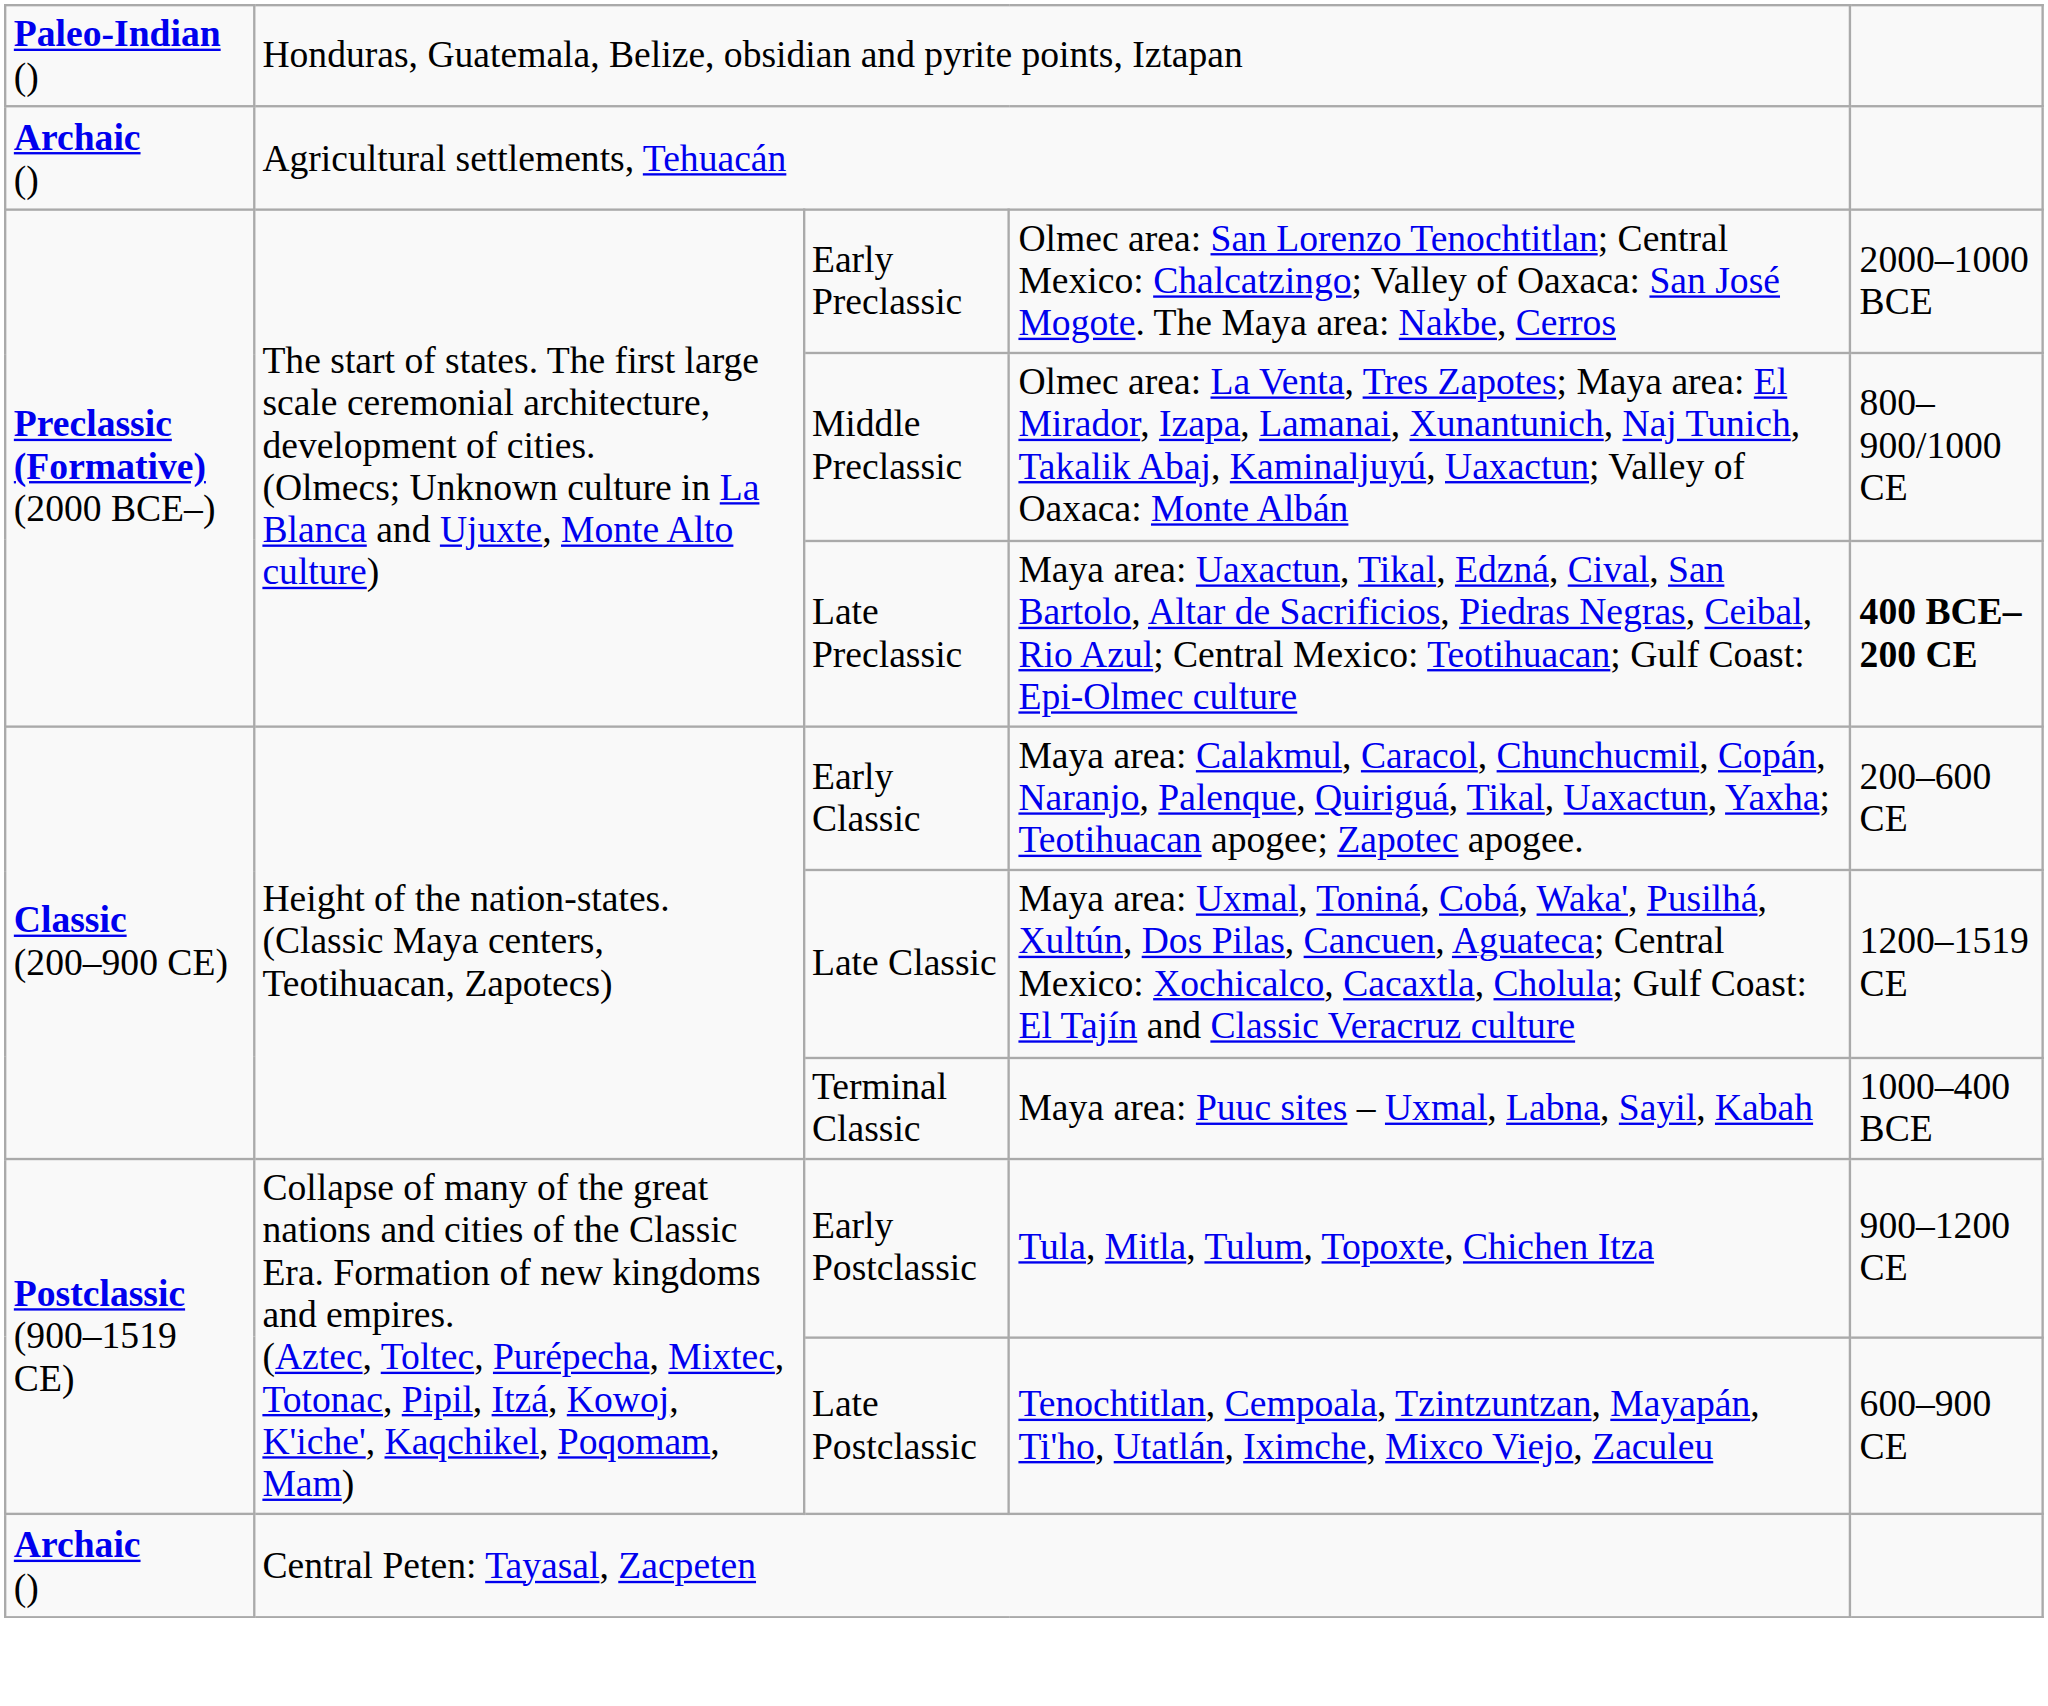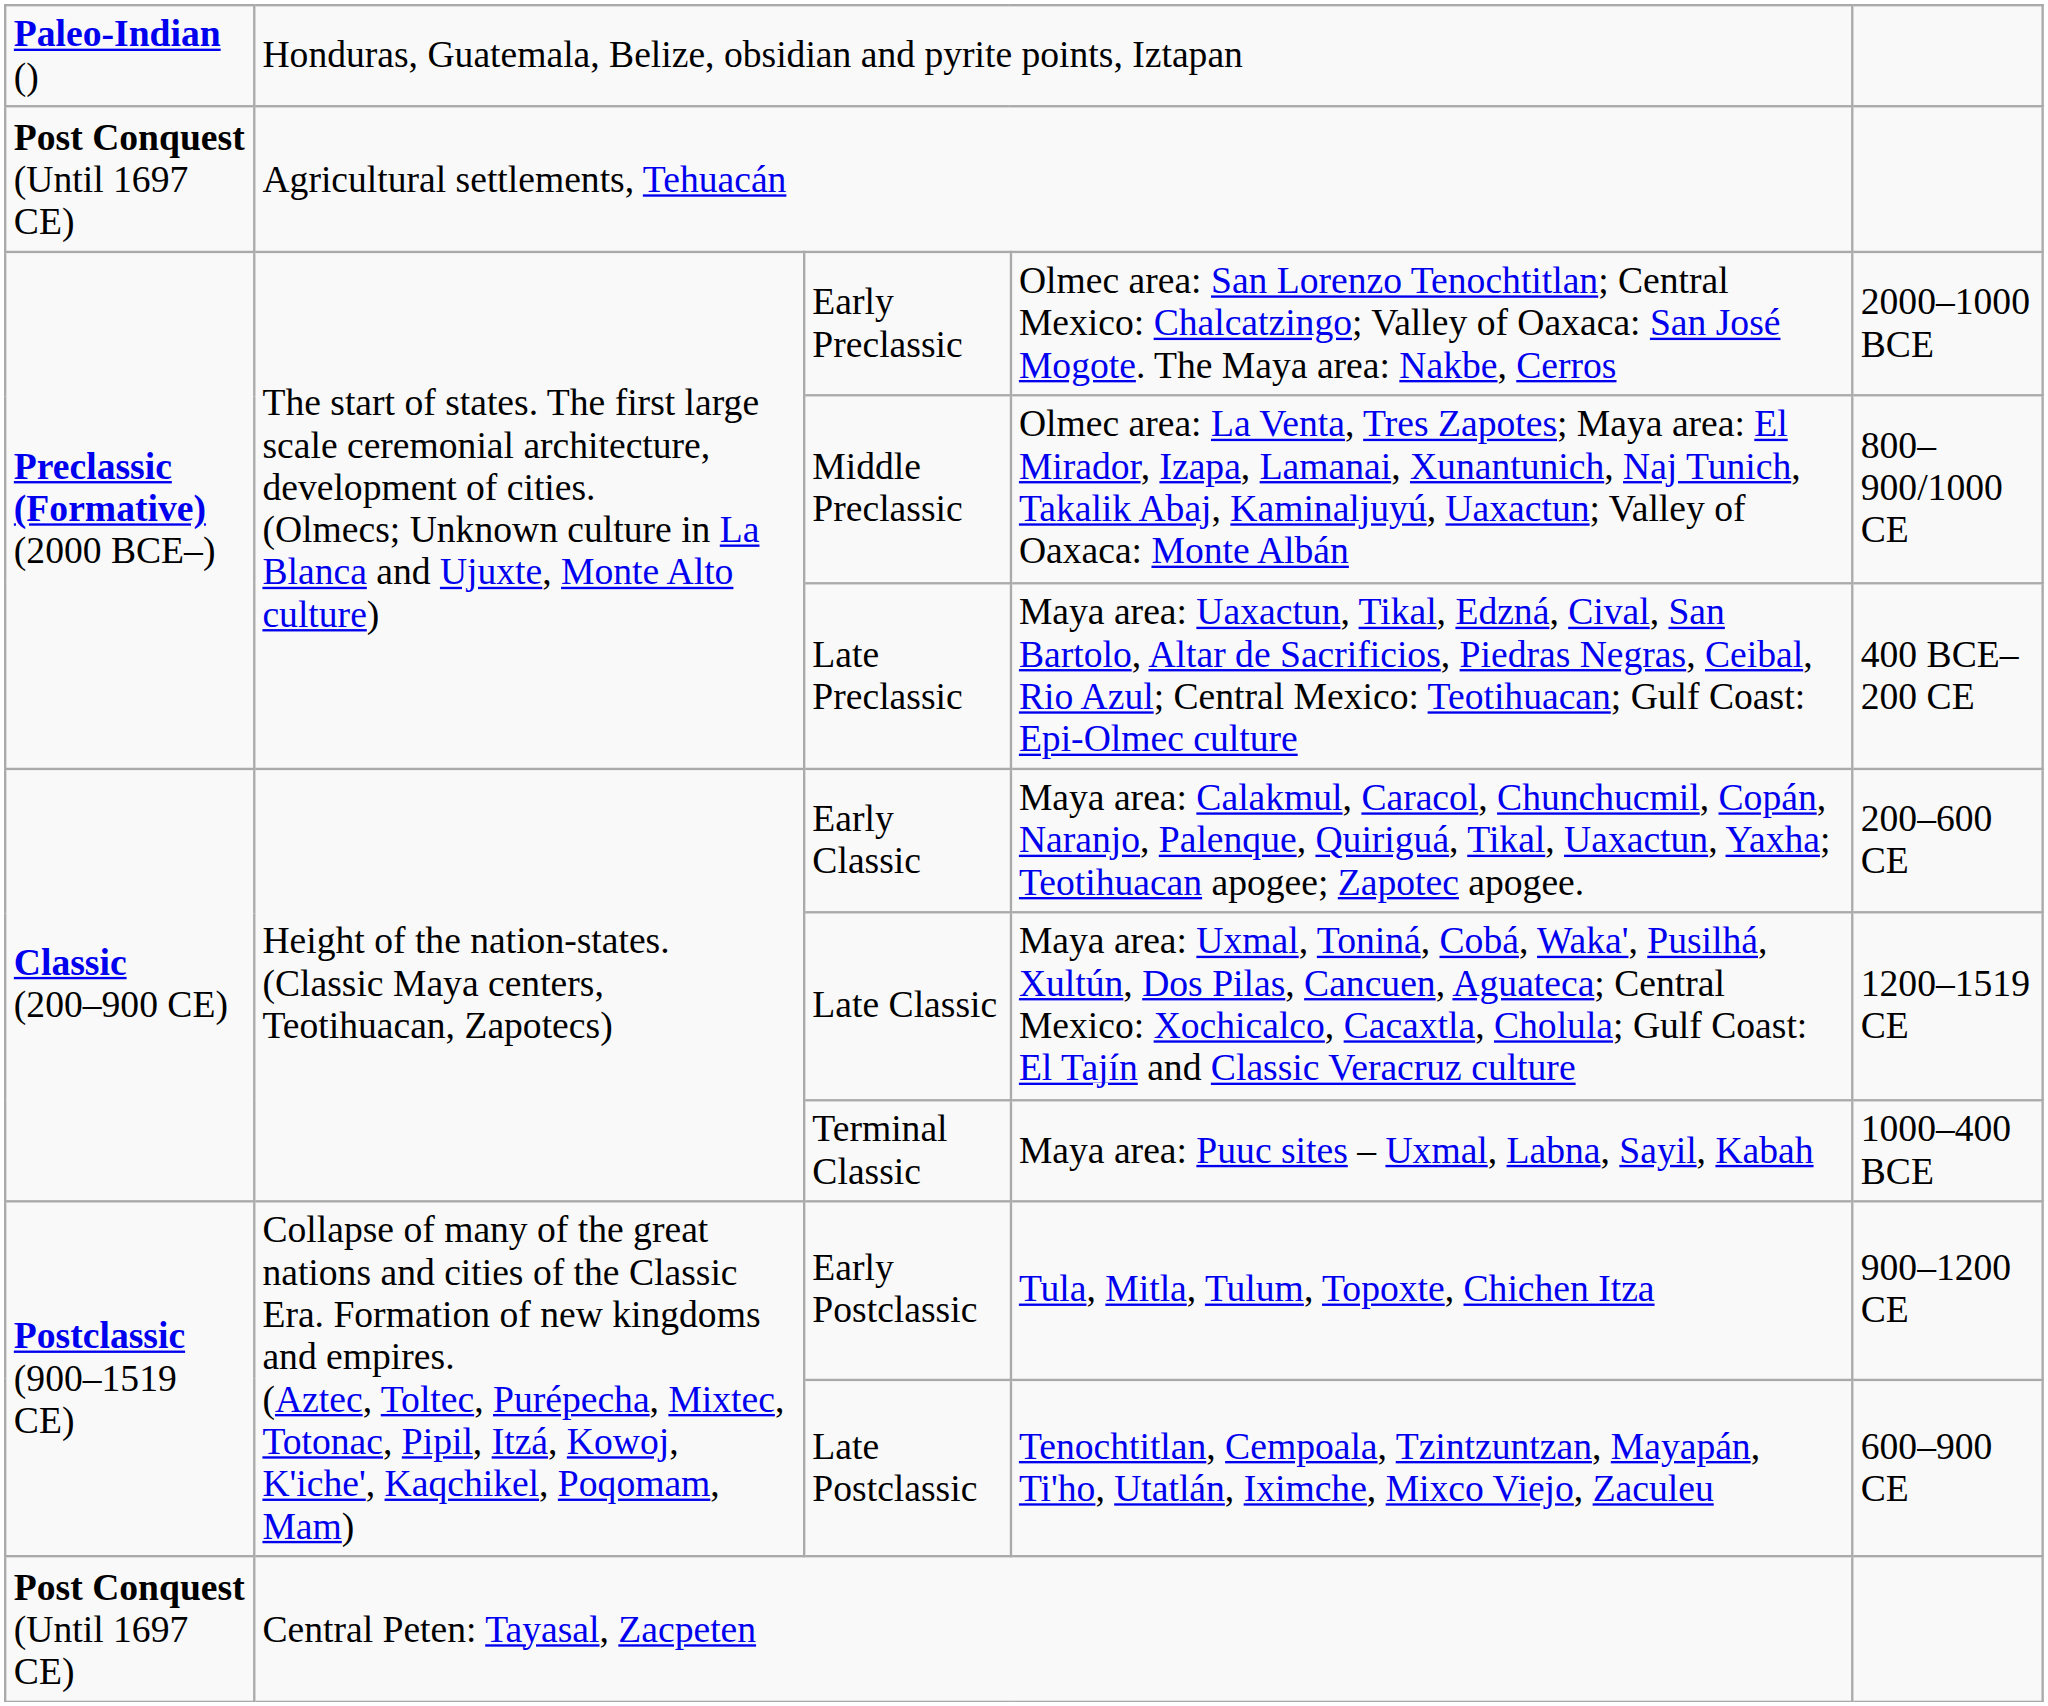(77, 157) Archaic () -> (129, 178) Post Conquest (Until 1697 CE)
(1941, 632) bold -> (1940, 674) normal
(77, 1565) Archaic () -> (129, 1628) Post Conquest (Until 1697 CE)
